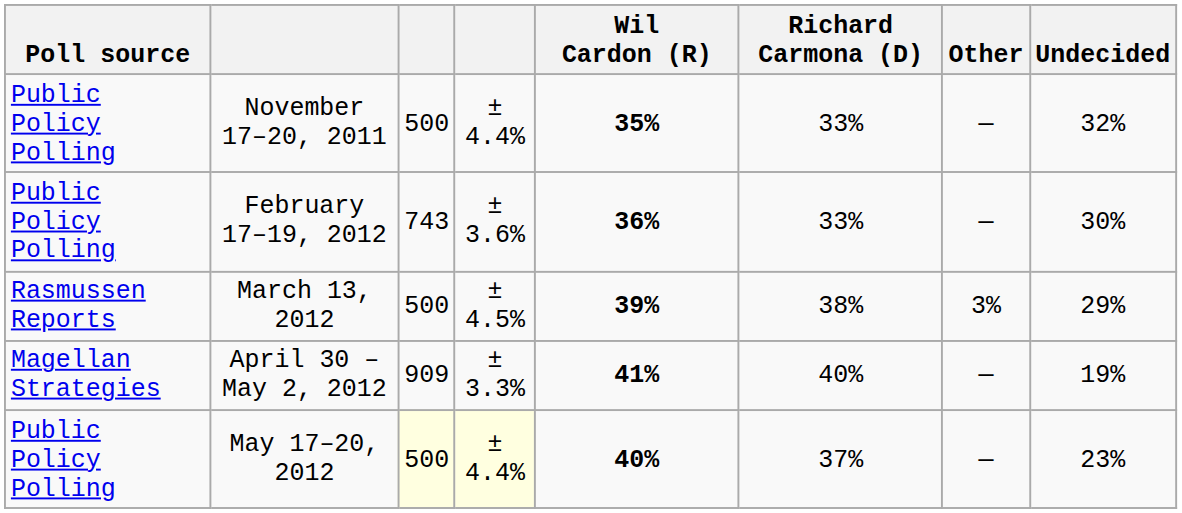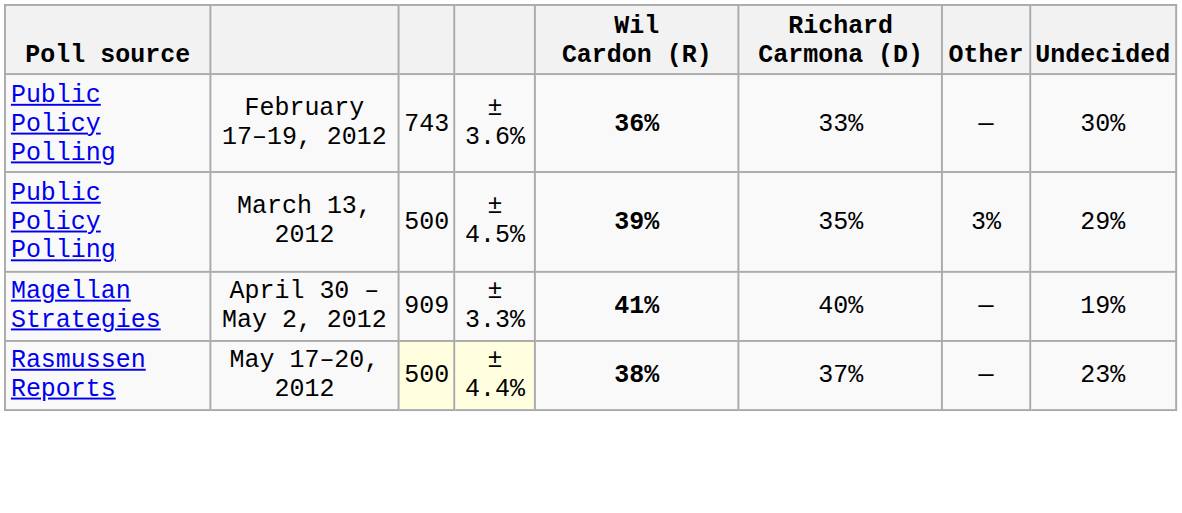- row: (304, 124)
(78, 306) Rasmussen Reports -> (63, 222) Public Policy Polling
(841, 306) 38% -> (841, 222) 35%
(63, 459) Public Policy Polling -> (78, 375) Rasmussen Reports
(637, 459) 40% -> (637, 375) 38%
